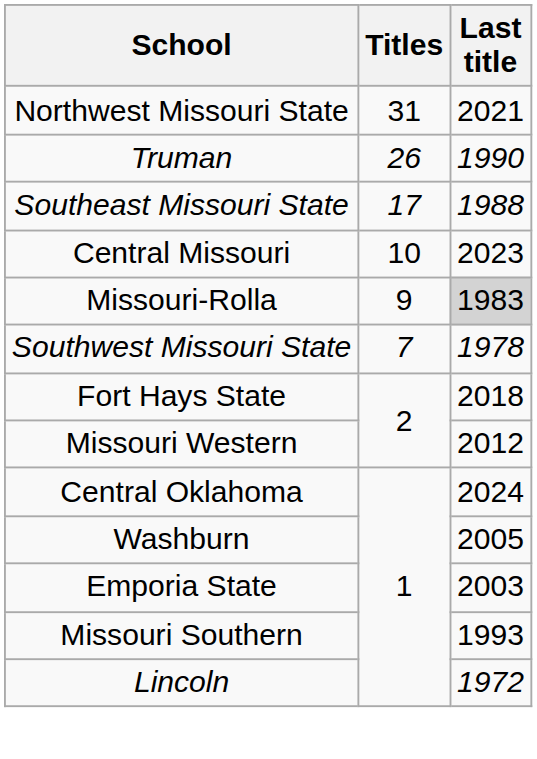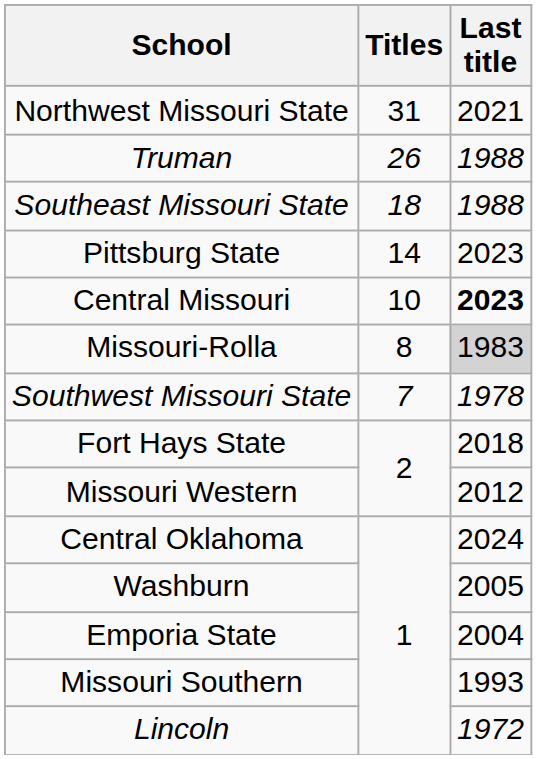(490, 157) 1990 -> (490, 157) 1988
(404, 205) 17 -> (404, 205) 18
+ row: (182, 253)
(490, 253) normal -> (490, 300) bold
(404, 300) 9 -> (404, 348) 8
(490, 586) 2003 -> (490, 634) 2004
